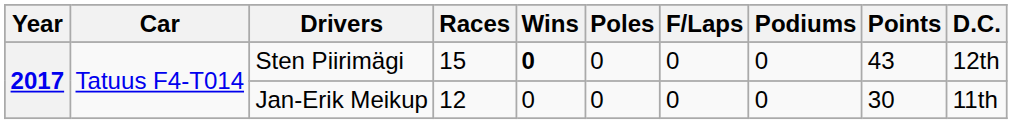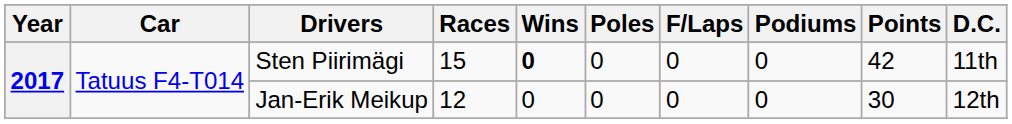(881, 61) 43 -> (881, 61) 42
(976, 61) 12th -> (975, 61) 11th
(975, 99) 11th -> (976, 99) 12th
